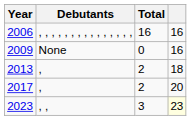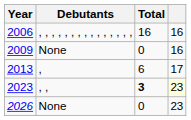(141, 69) 2 -> (141, 69) 6
(177, 69) 18 -> (177, 69) 17
- row: (20, 88)
(141, 106) normal -> (141, 88) bold
+ row: (20, 106)
